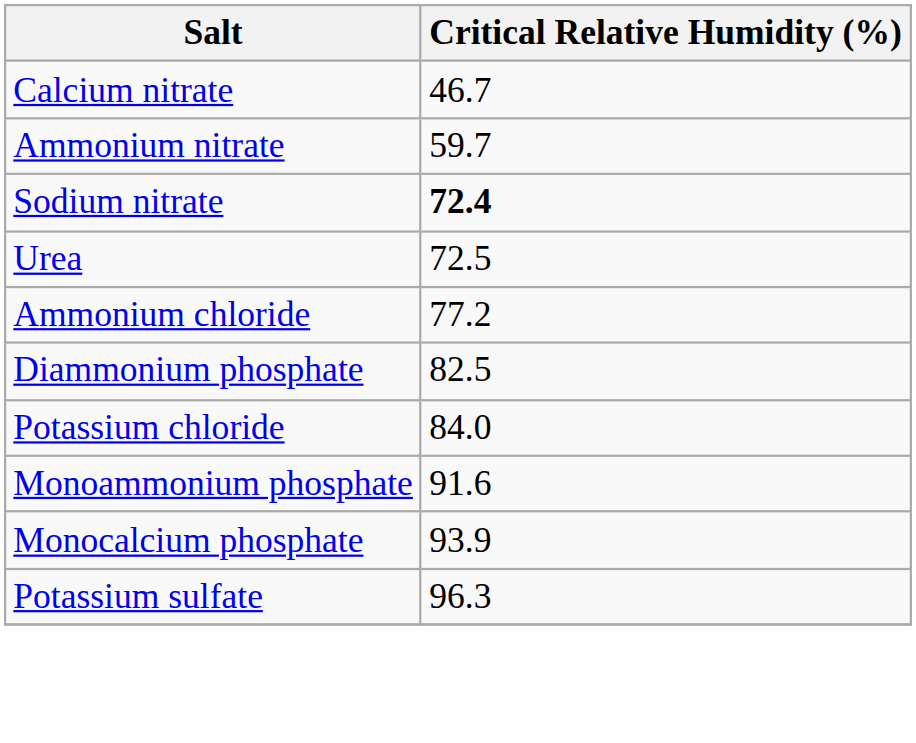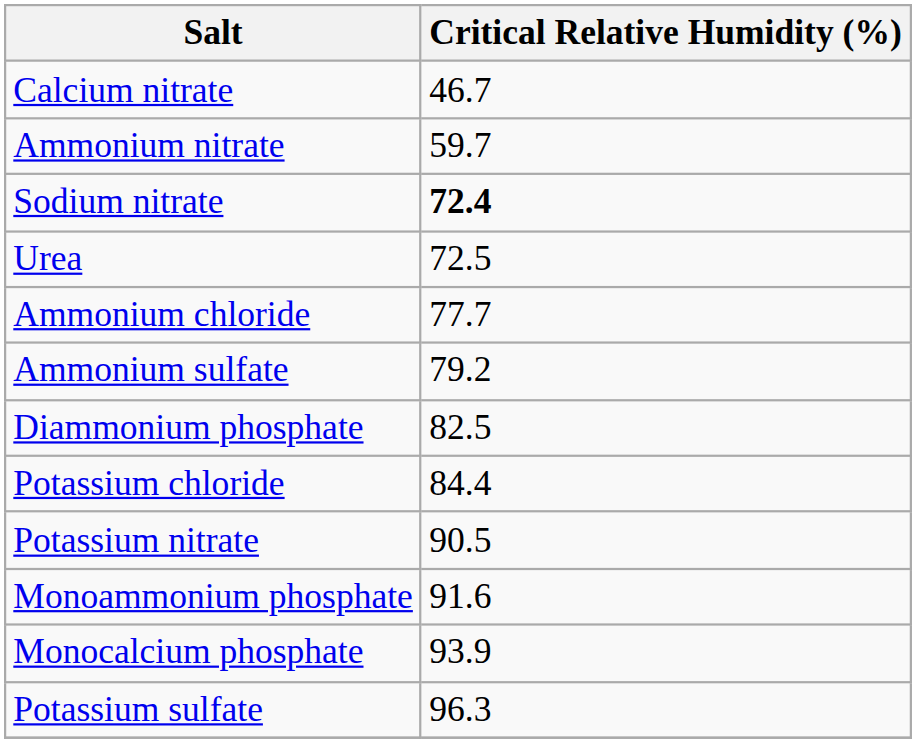(460, 314) 77.2 -> (460, 314) 77.7
+ row: (151, 370)
(460, 426) 84.0 -> (460, 483) 84.4
+ row: (136, 539)
